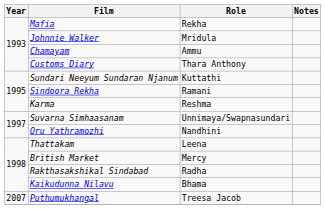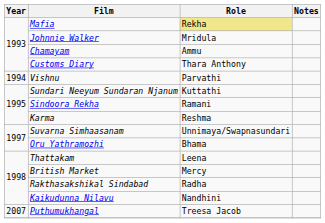(194, 24) no background -> (194, 24) khaki background
+ row: (45, 78)
(201, 131) Nandhini -> (194, 144) Bhama
(194, 185) Bhama -> (201, 198) Nandhini
